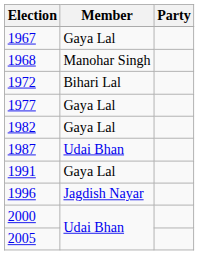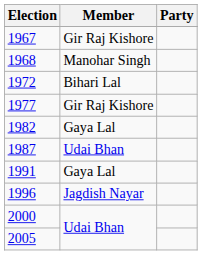(89, 37) Gaya Lal -> (108, 37) Gir Raj Kishore
(89, 104) Gaya Lal -> (108, 104) Gir Raj Kishore
